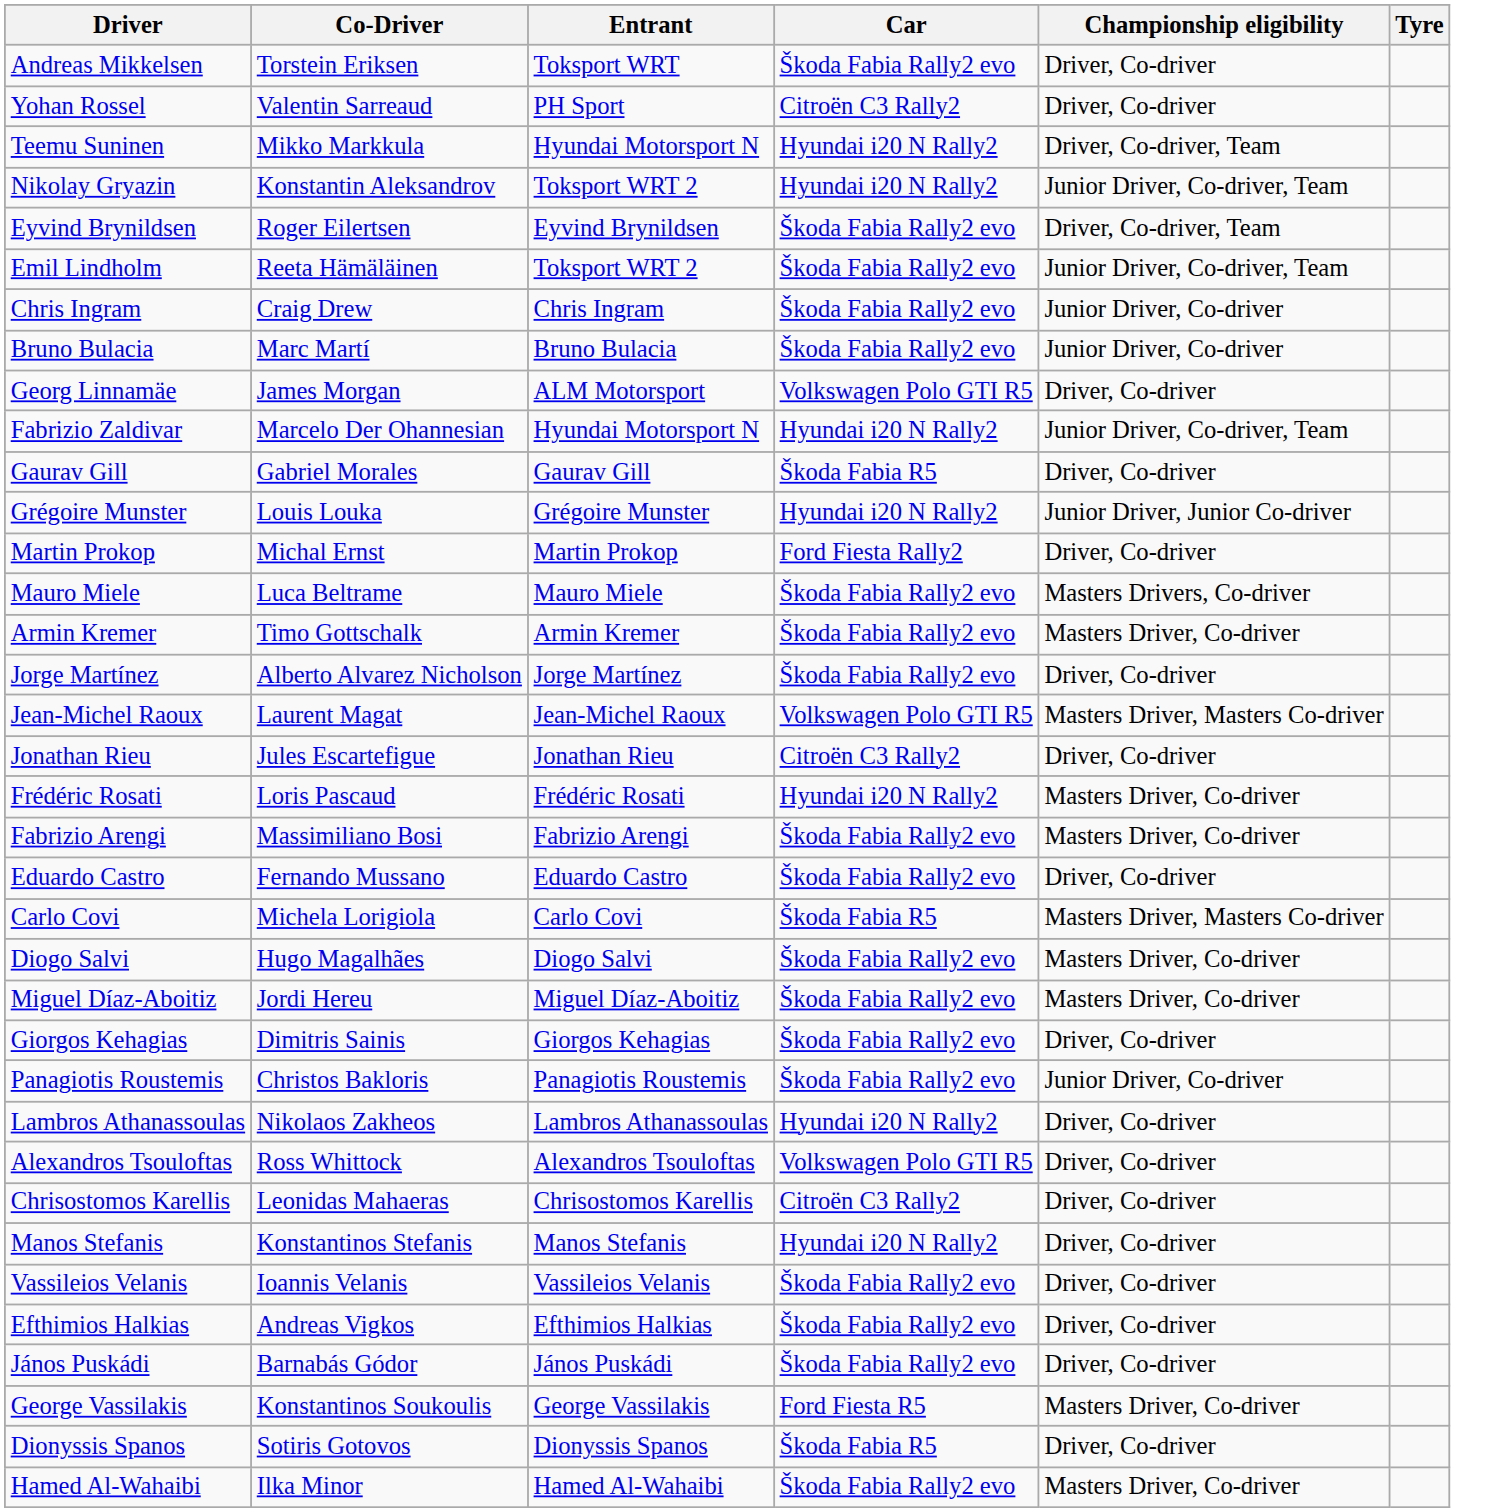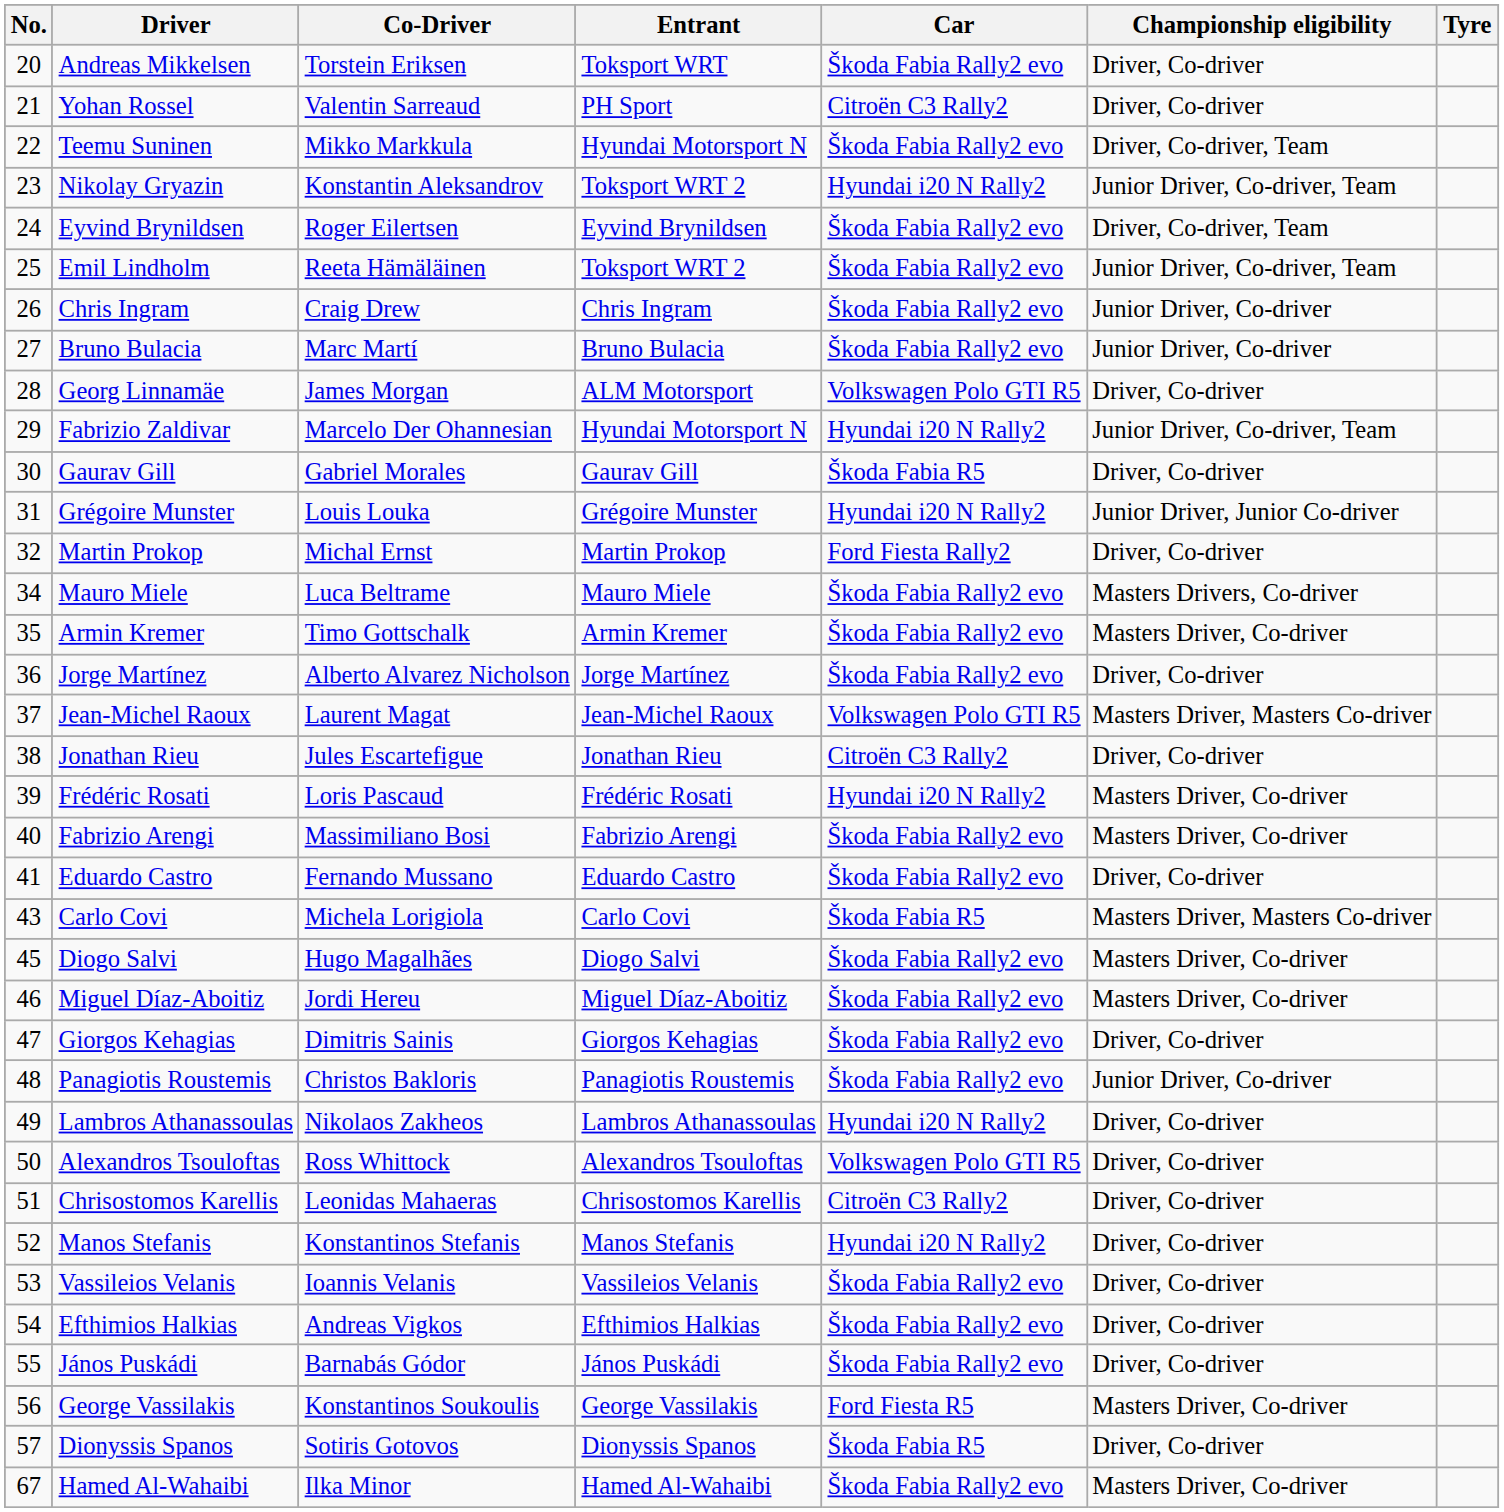+ column: (29, 24)
(889, 146) Hyundai i20 N Rally2 -> (945, 146) Škoda Fabia Rally2 evo
